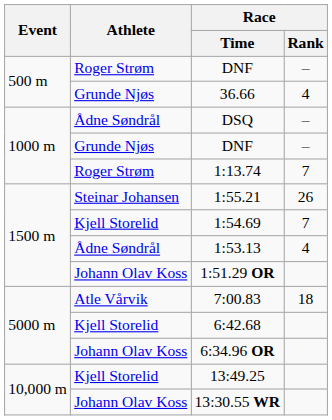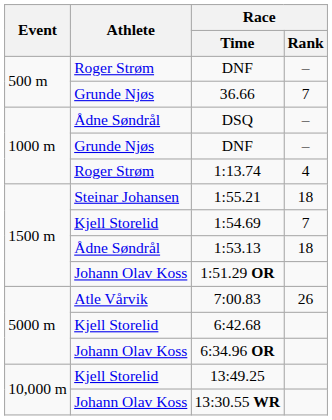(306, 94) 4 -> (306, 94) 7
(306, 171) 7 -> (306, 171) 4
(306, 197) 26 -> (306, 197) 18
(306, 248) 4 -> (306, 248) 18
(306, 299) 18 -> (306, 299) 26
